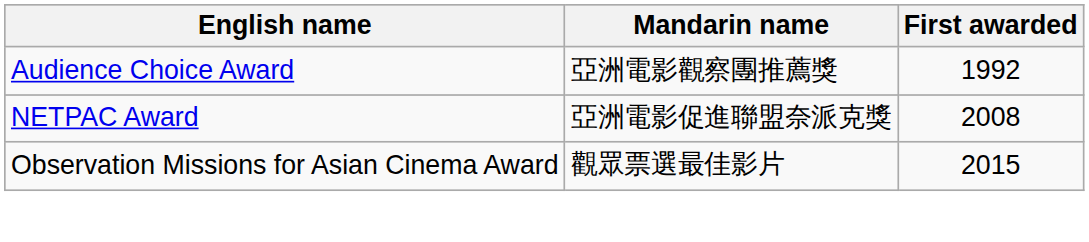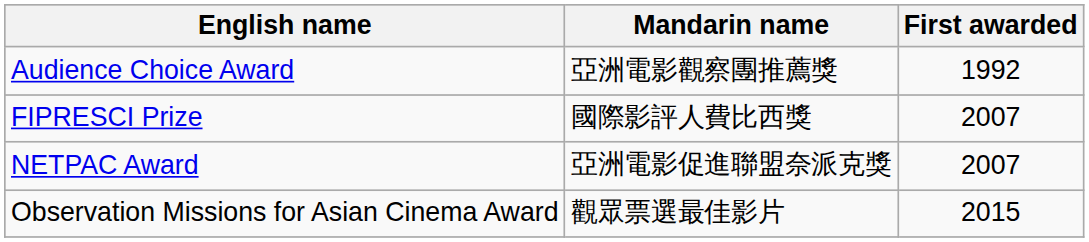+ row: (107, 117)
(991, 117) 2008 -> (991, 165) 2007
